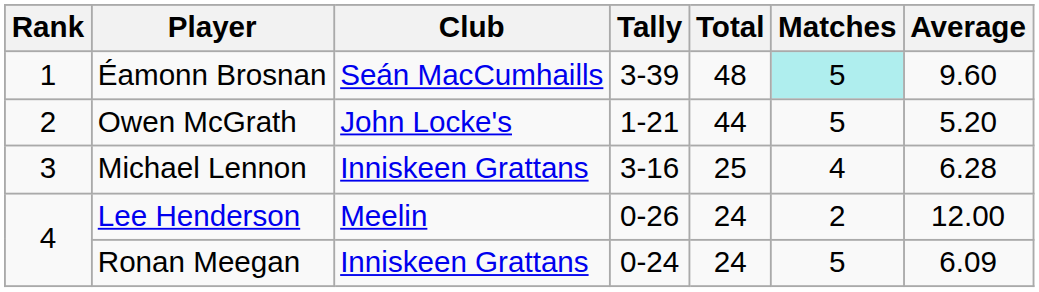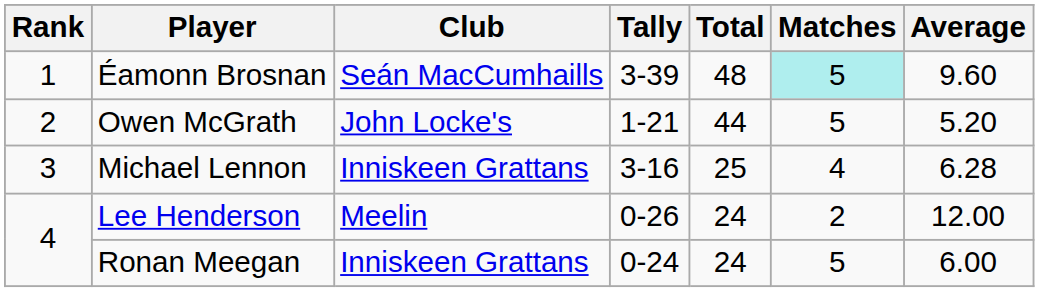(968, 262) 6.09 -> (968, 262) 6.00
